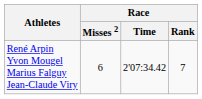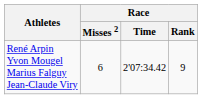(183, 67) 7 -> (183, 67) 9
